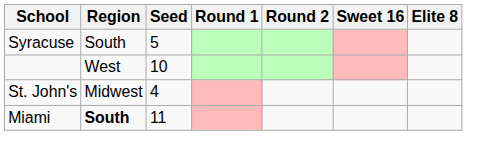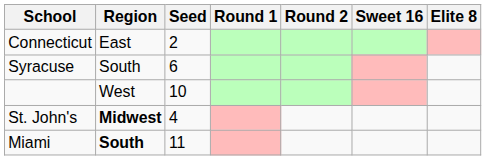+ row: (50, 42)
(154, 42) 5 -> (173, 67) 6
(114, 92) normal -> (130, 117) bold
